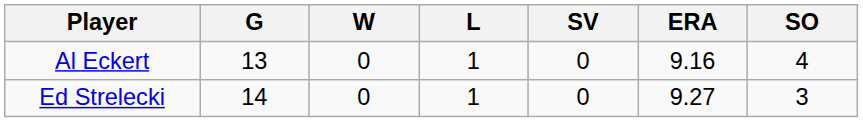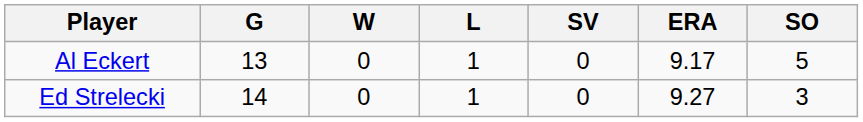(693, 60) 9.16 -> (693, 60) 9.17
(802, 60) 4 -> (802, 60) 5
